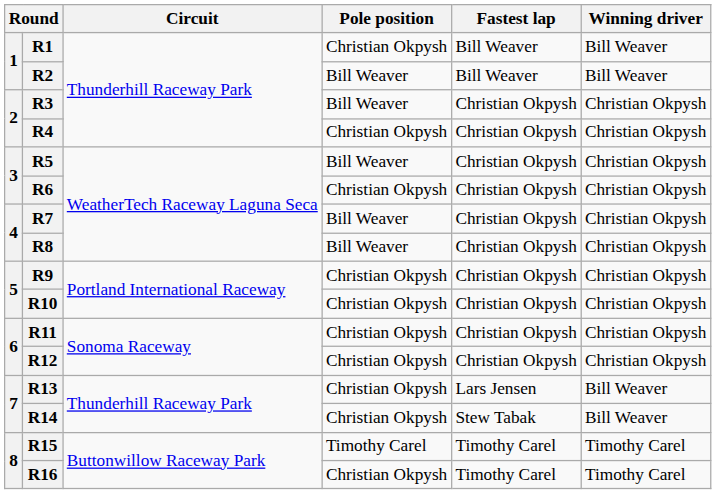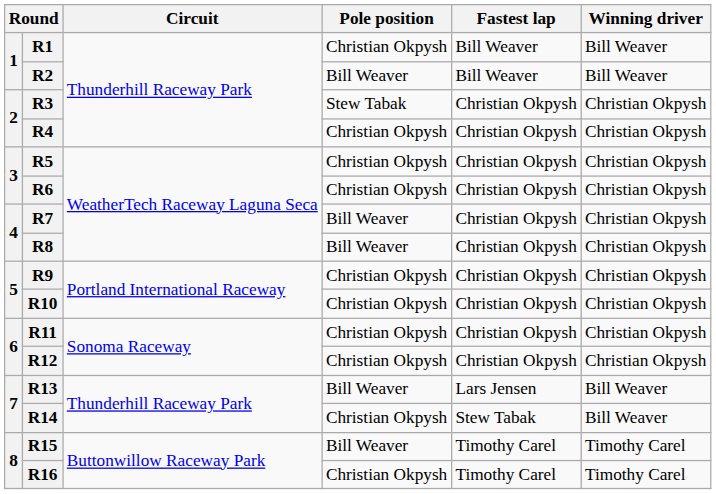(367, 103) Bill Weaver -> (366, 103) Stew Tabak
(367, 160) Bill Weaver -> (387, 160) Christian Okpysh
(387, 388) Christian Okpysh -> (367, 388) Bill Weaver
(376, 445) Timothy Carel -> (367, 445) Bill Weaver
